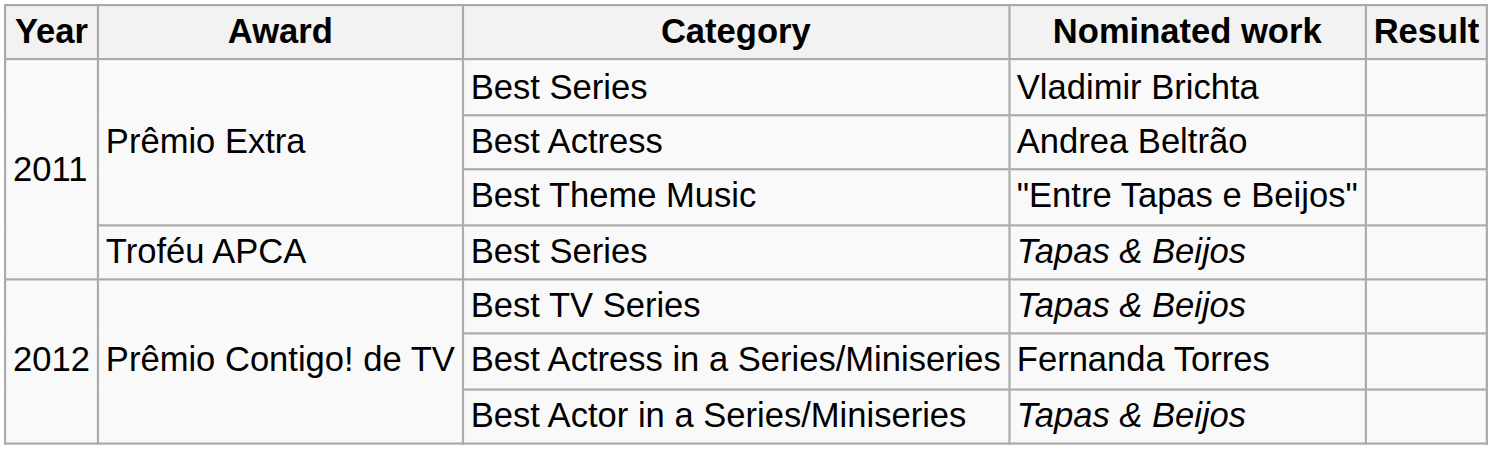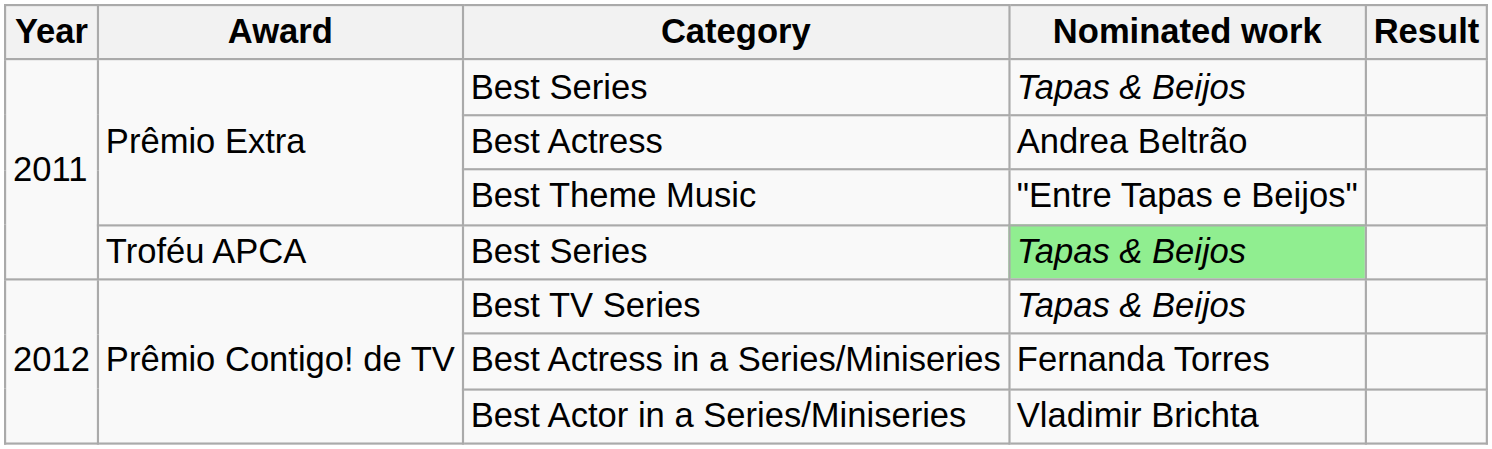(1138, 86) Vladimir Brichta -> (1131, 86) Tapas & Beijos
(1131, 251) no background -> (1131, 251) lightgreen background
(1131, 415) Tapas & Beijos -> (1138, 415) Vladimir Brichta
